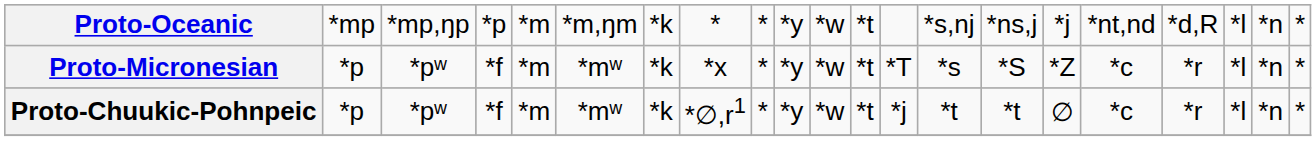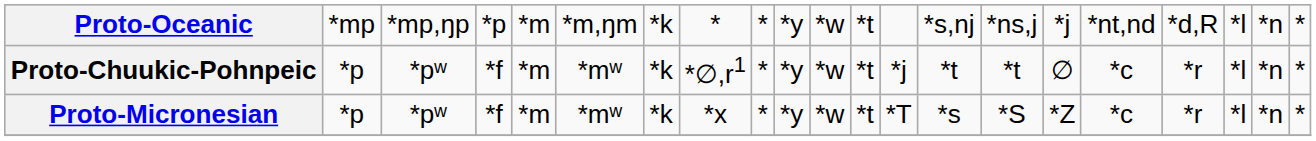rows swapped: (164, 66) <-> (164, 111)
